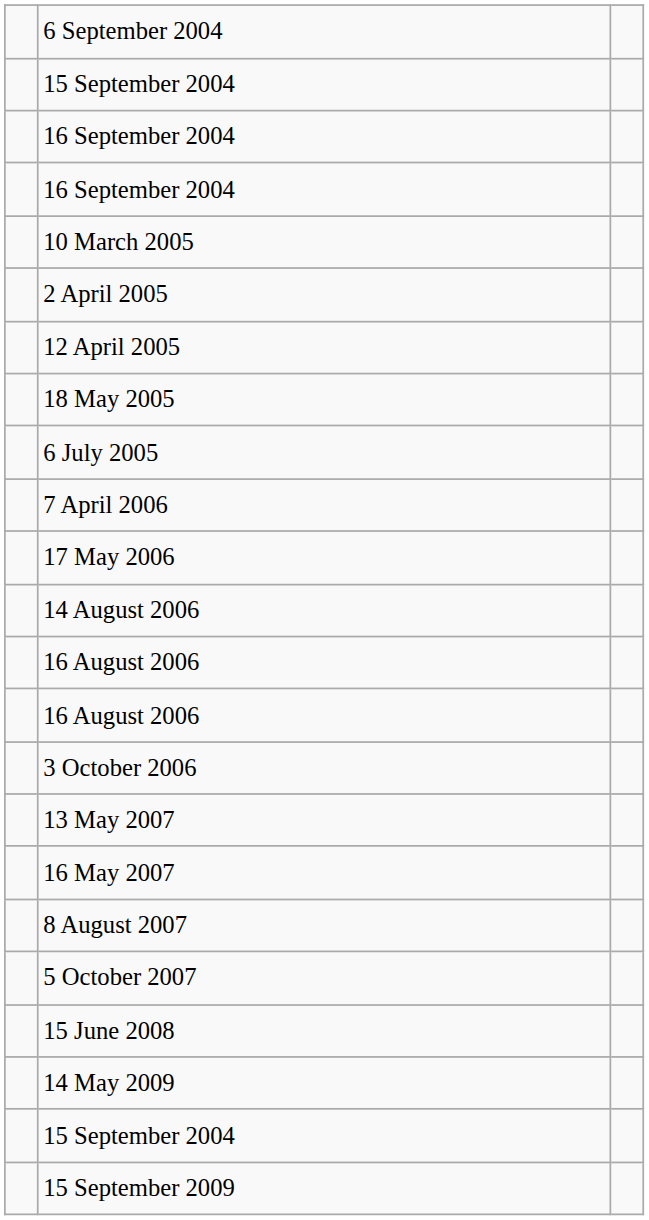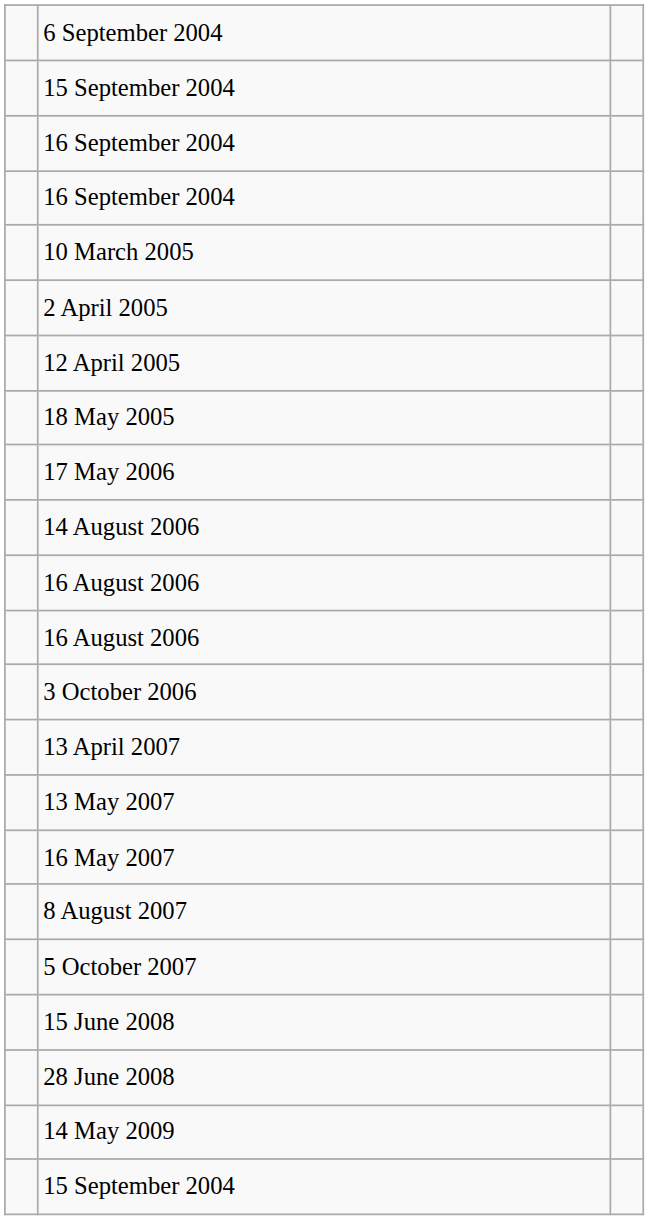- row: (21, 452)
- row: (21, 505)
+ row: (21, 747)
+ row: (21, 1077)
- row: (21, 1188)
